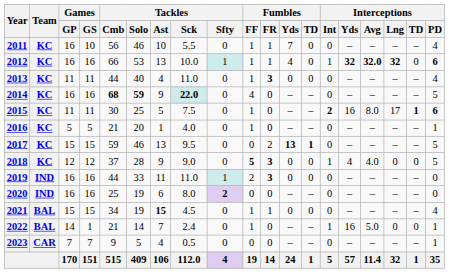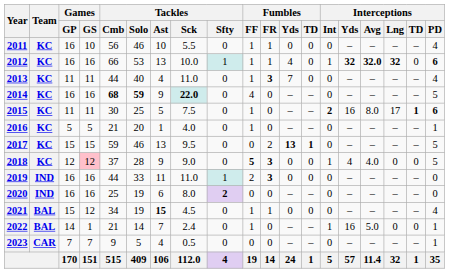(290, 45) 7 -> (290, 45) 0
(290, 78) 0 -> (290, 78) 7
(90, 161) no background -> (90, 161) pink background
(90, 210) 15 -> (90, 210) 12
